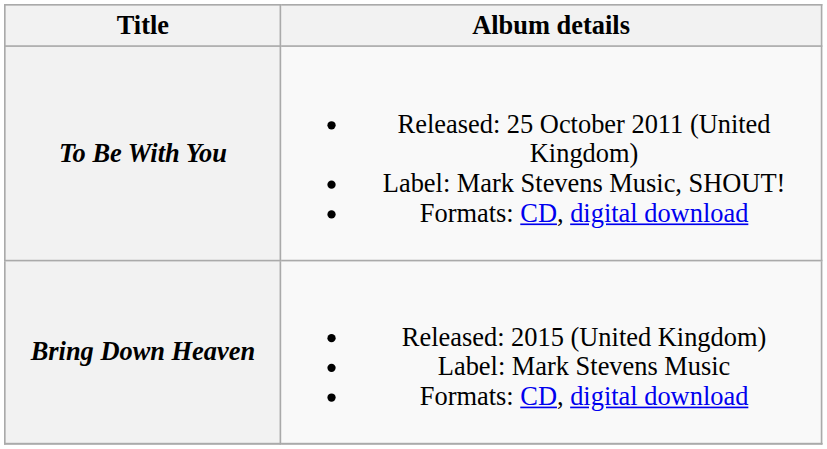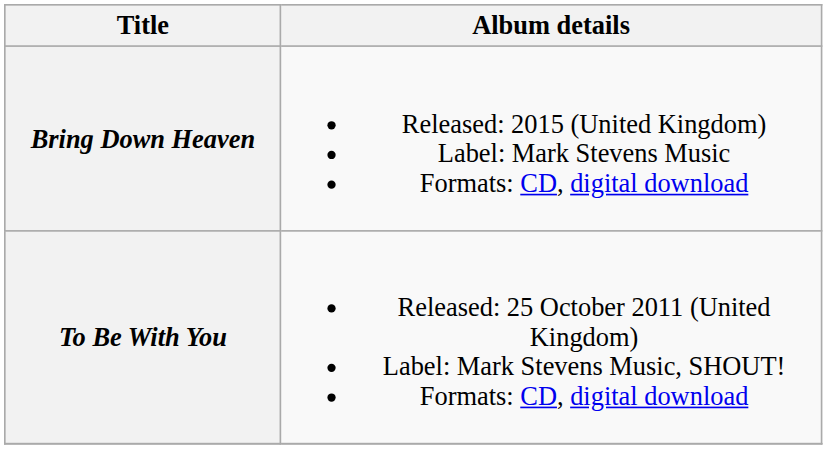rows swapped: (143, 153) <-> (143, 351)
